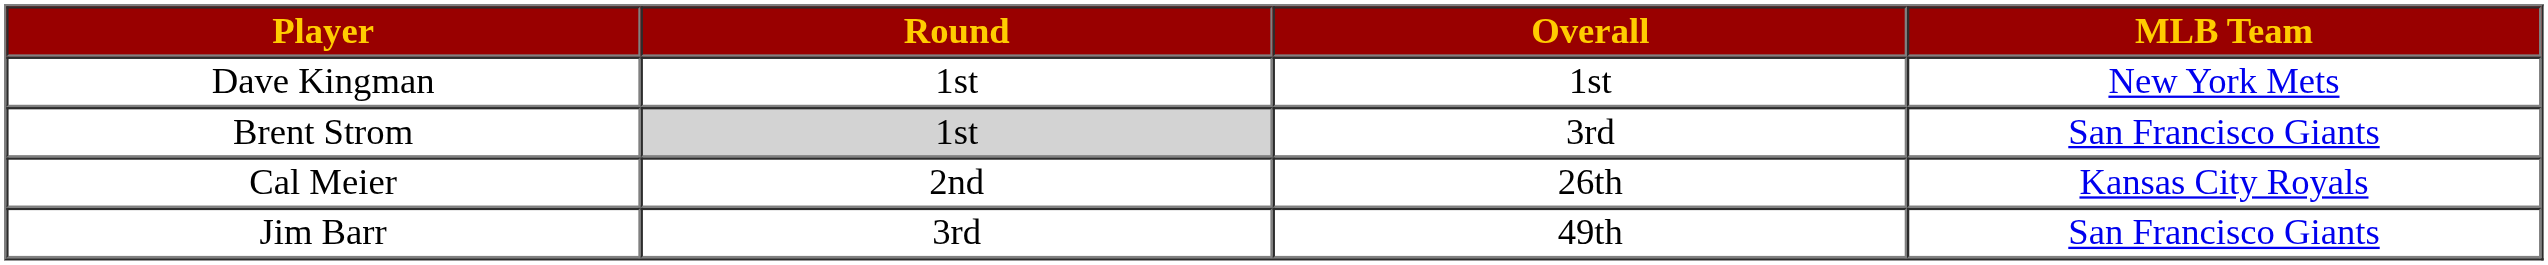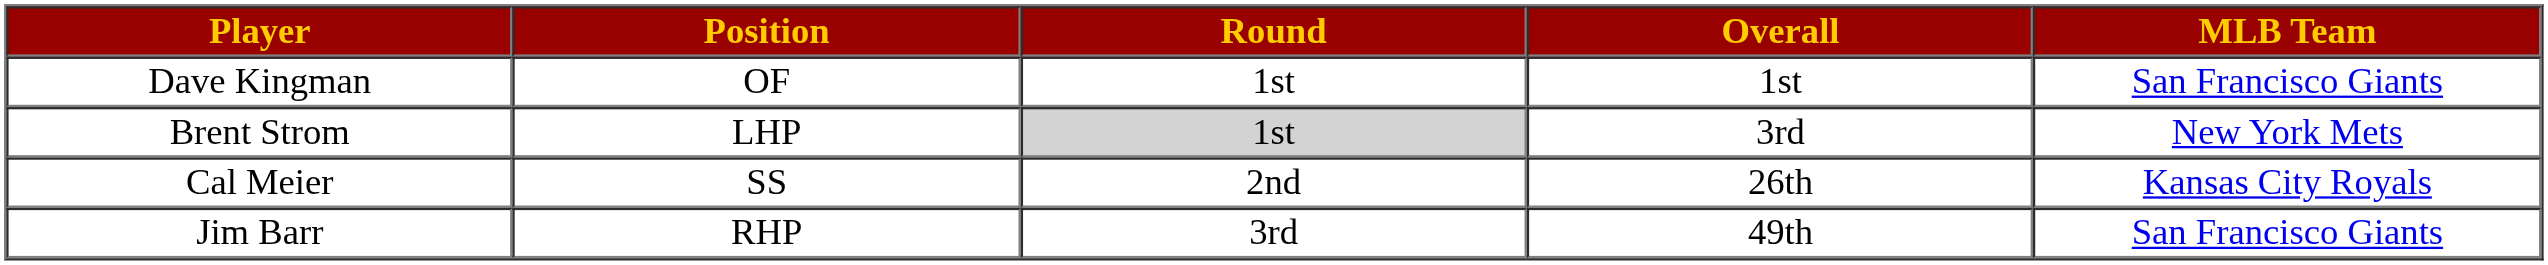+ column: (767, 30)
(2224, 81) New York Mets -> (2287, 81) San Francisco Giants
(2224, 131) San Francisco Giants -> (2287, 131) New York Mets
